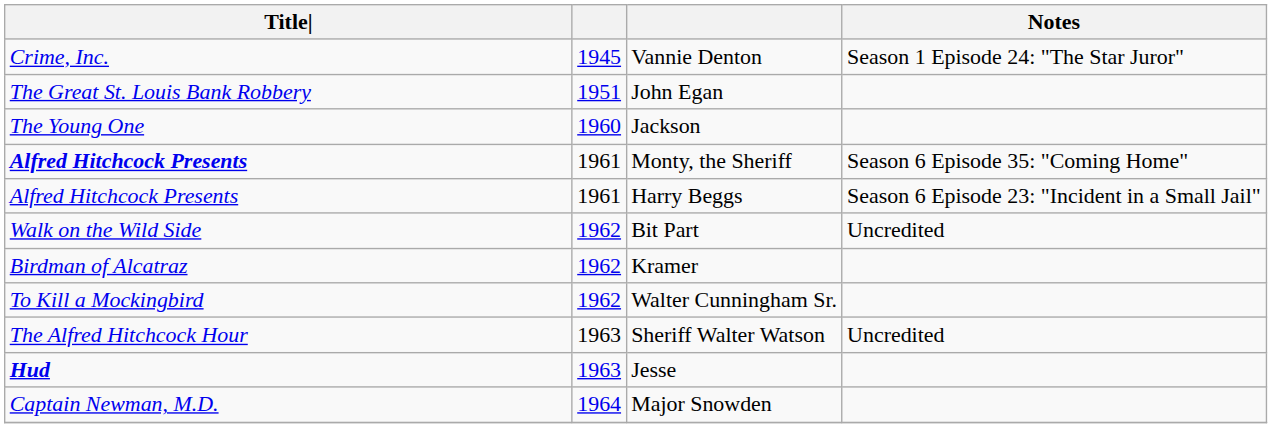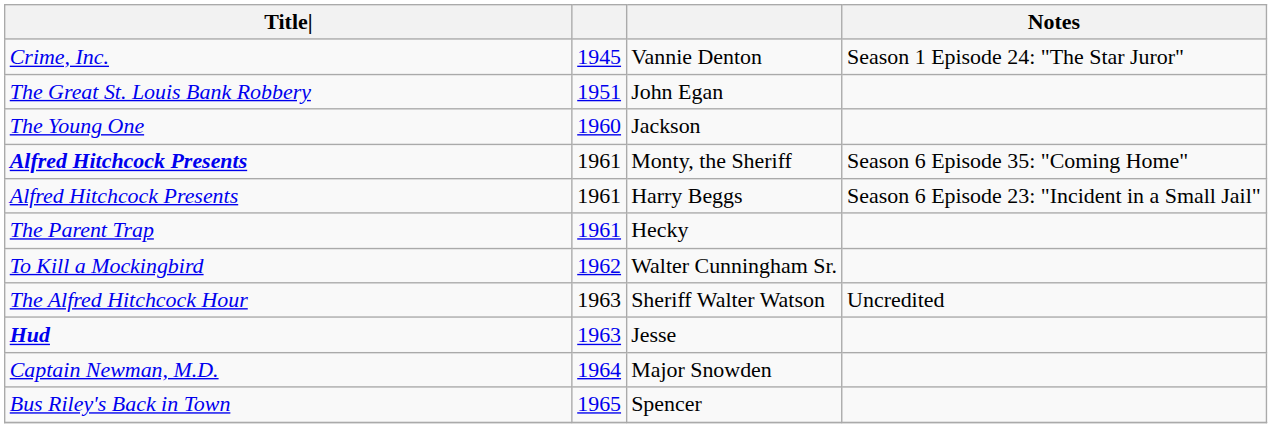+ row: (660, 230)
- row: (665, 230)
- row: (665, 265)
+ row: (666, 404)
